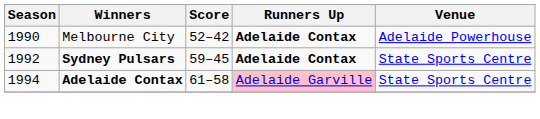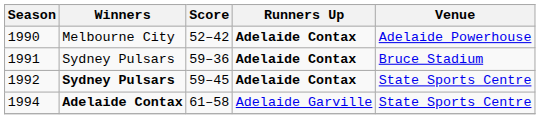+ row: (24, 59)
(304, 81) pink background -> (304, 103) no background
